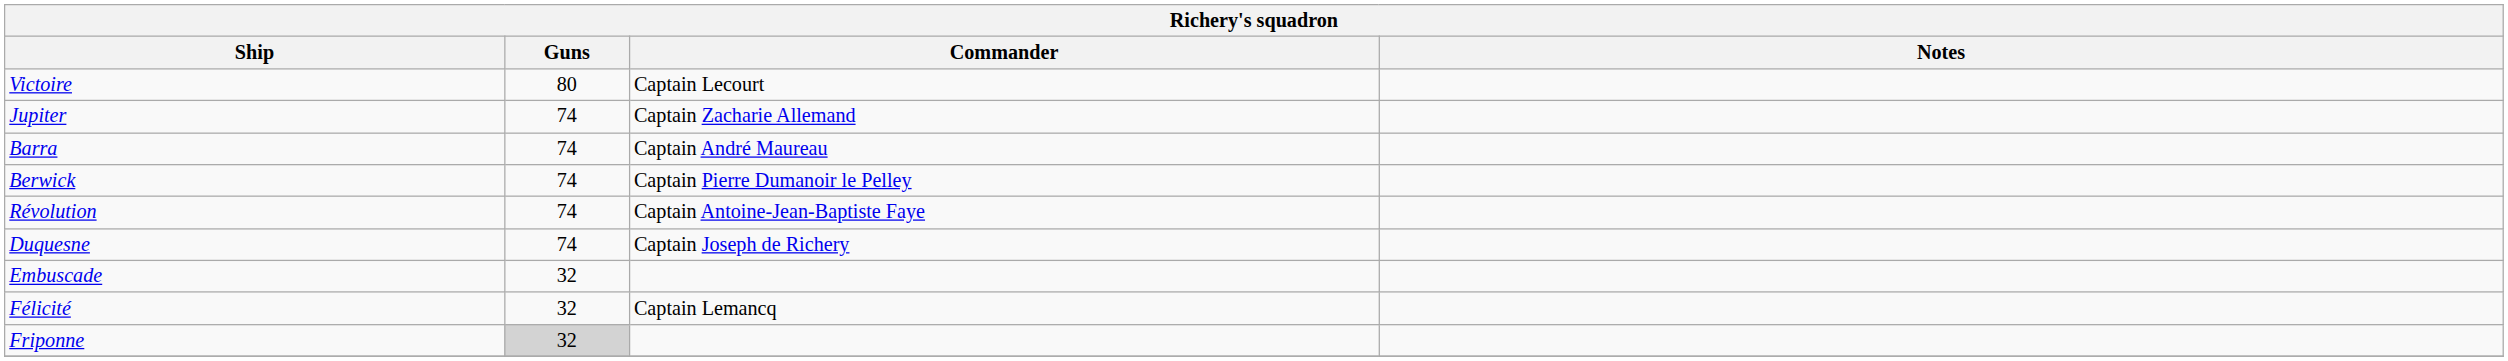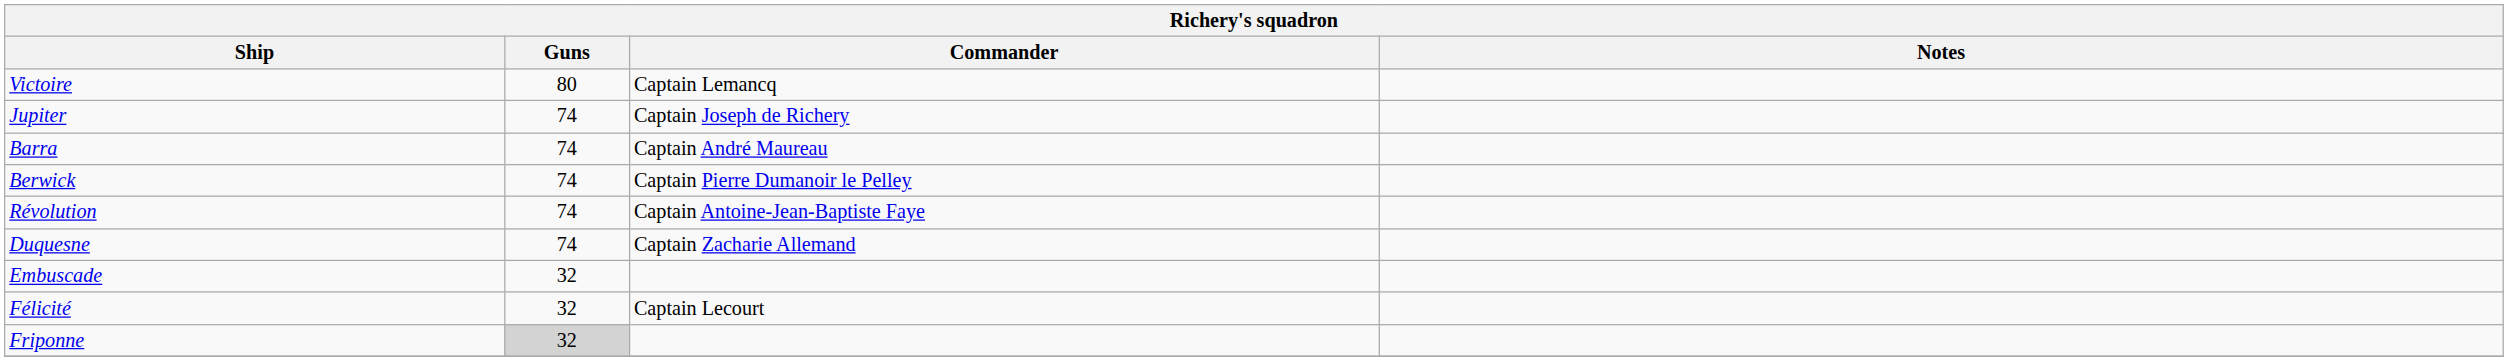(699, 84) Captain Lecourt -> (705, 84) Captain Lemancq
(745, 116) Captain Zacharie Allemand -> (742, 116) Captain Joseph de Richery
(742, 244) Captain Joseph de Richery -> (745, 244) Captain Zacharie Allemand
(705, 308) Captain Lemancq -> (699, 308) Captain Lecourt
